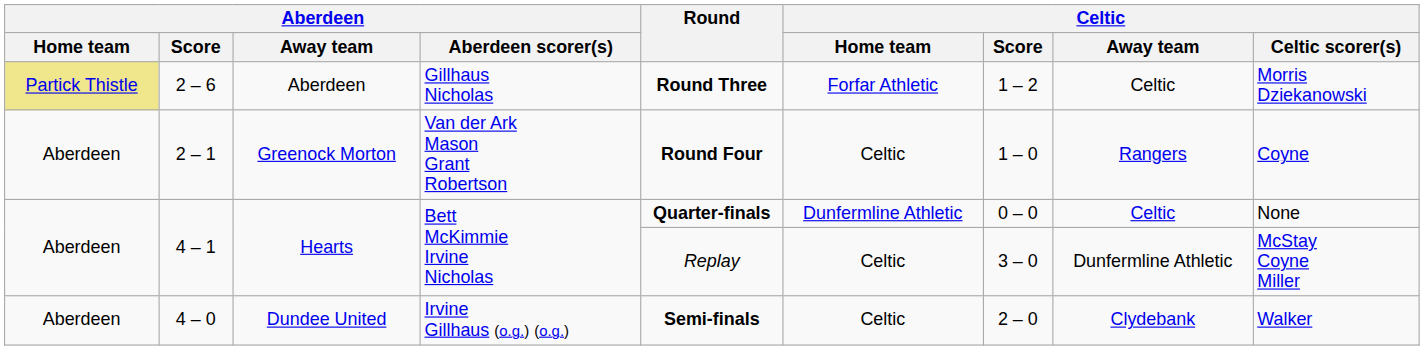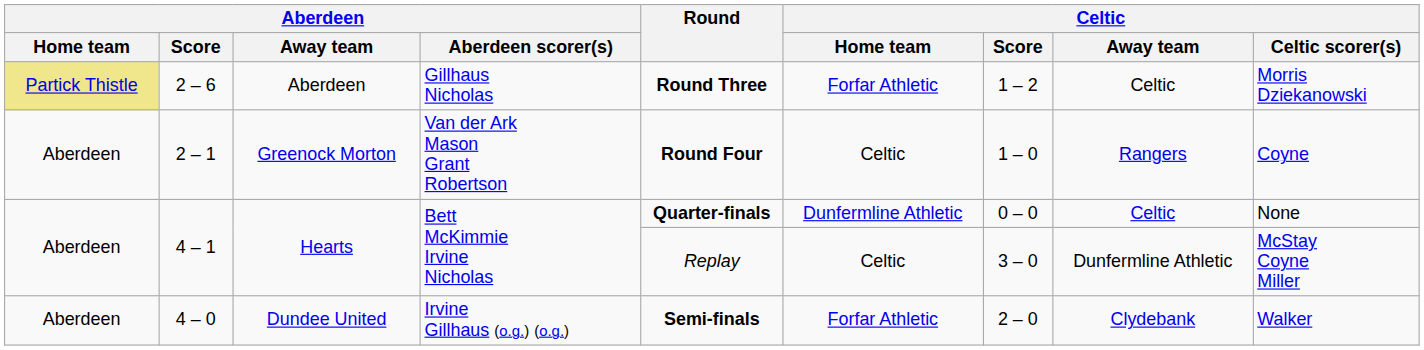(883, 320) Celtic -> (883, 320) Forfar Athletic
